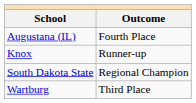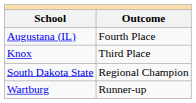(122, 54) Runner-up -> (125, 54) Third Place
(125, 89) Third Place -> (122, 89) Runner-up
